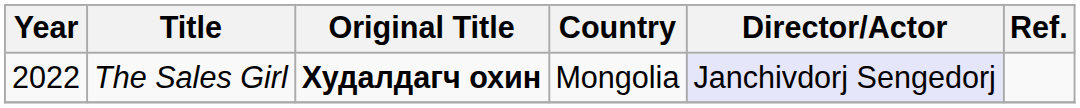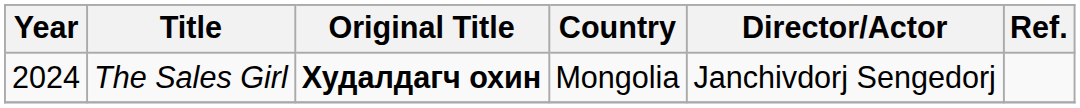(46, 77) 2022 -> (46, 77) 2024
(845, 77) lavender background -> (845, 77) no background
